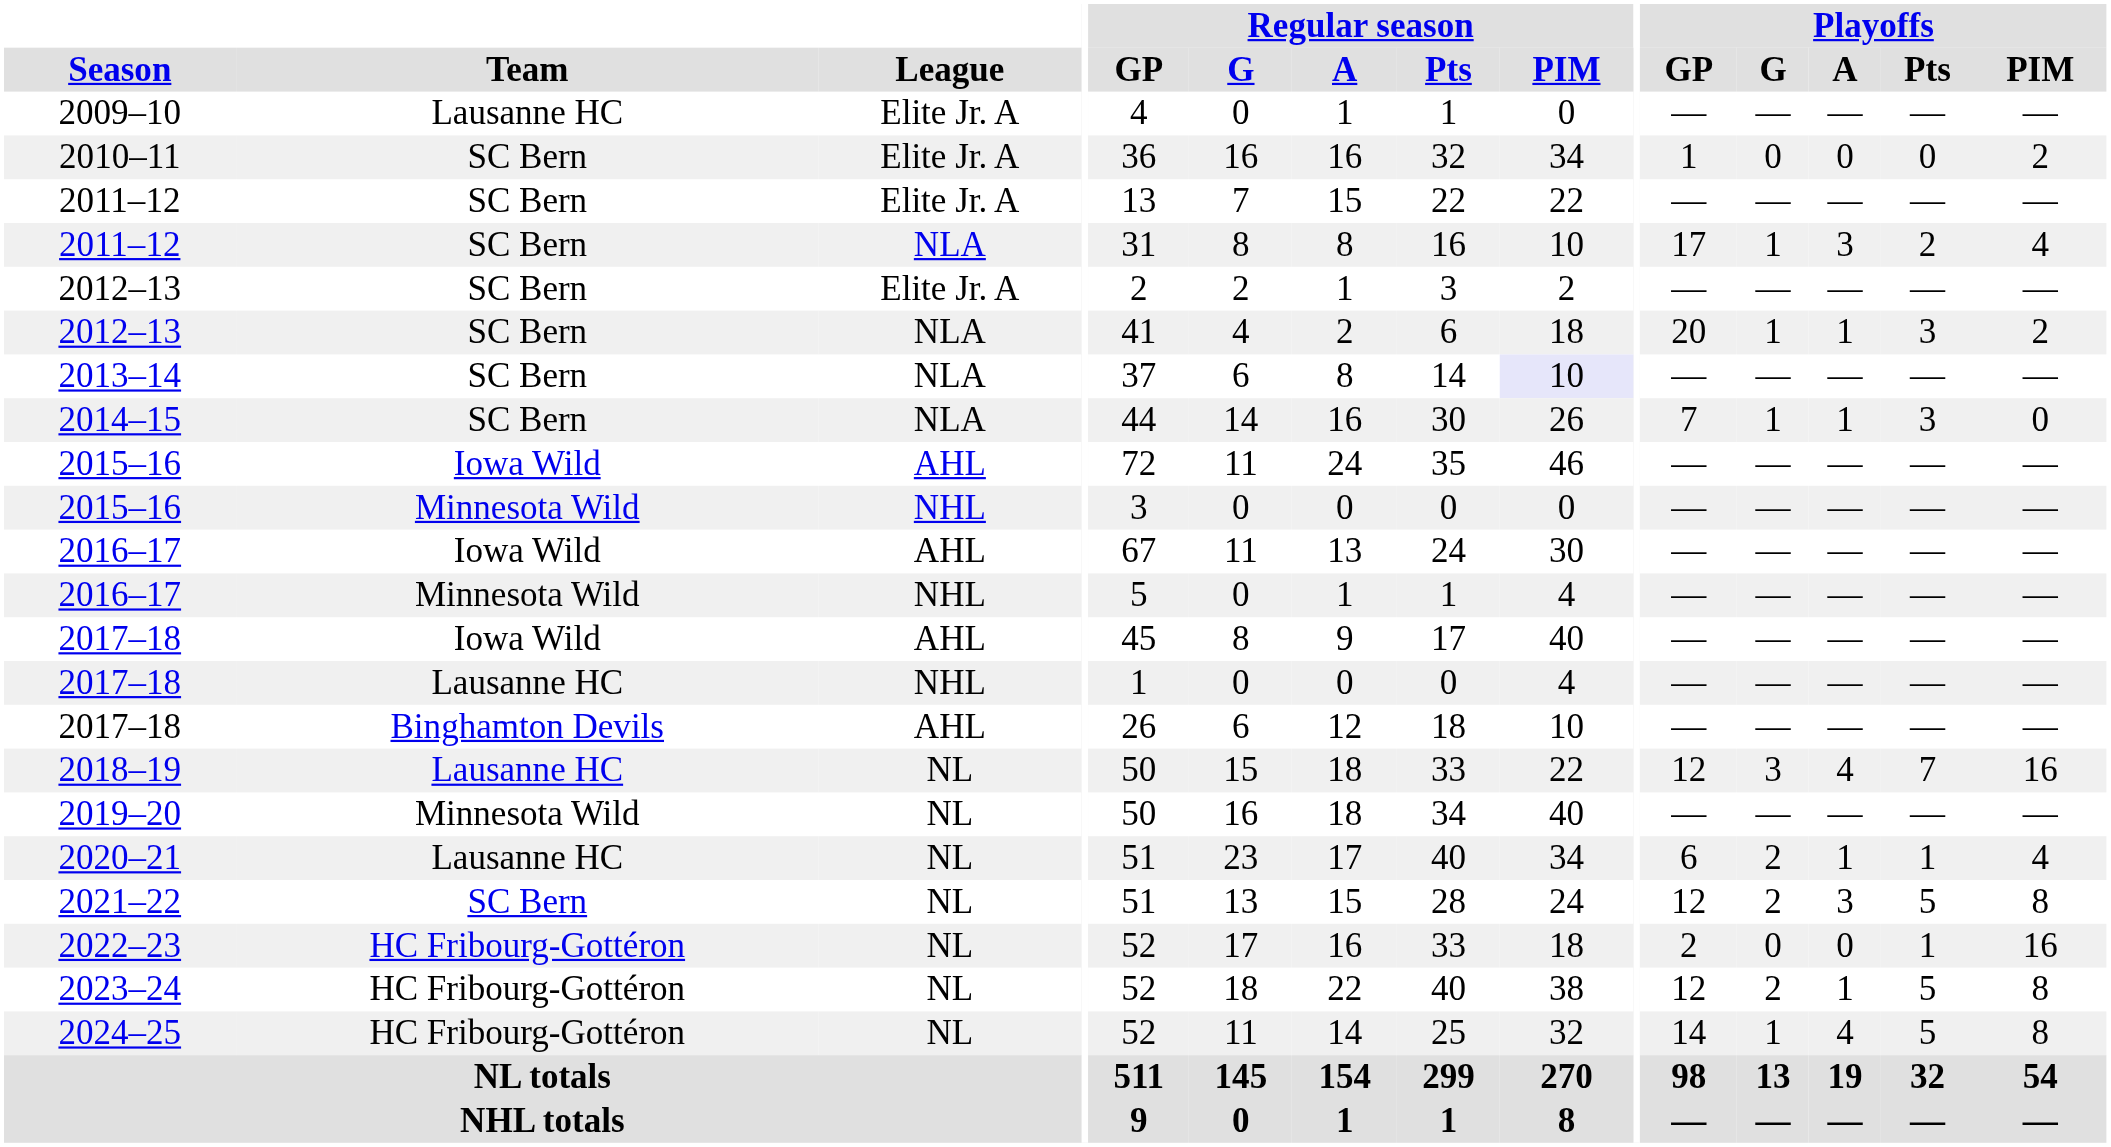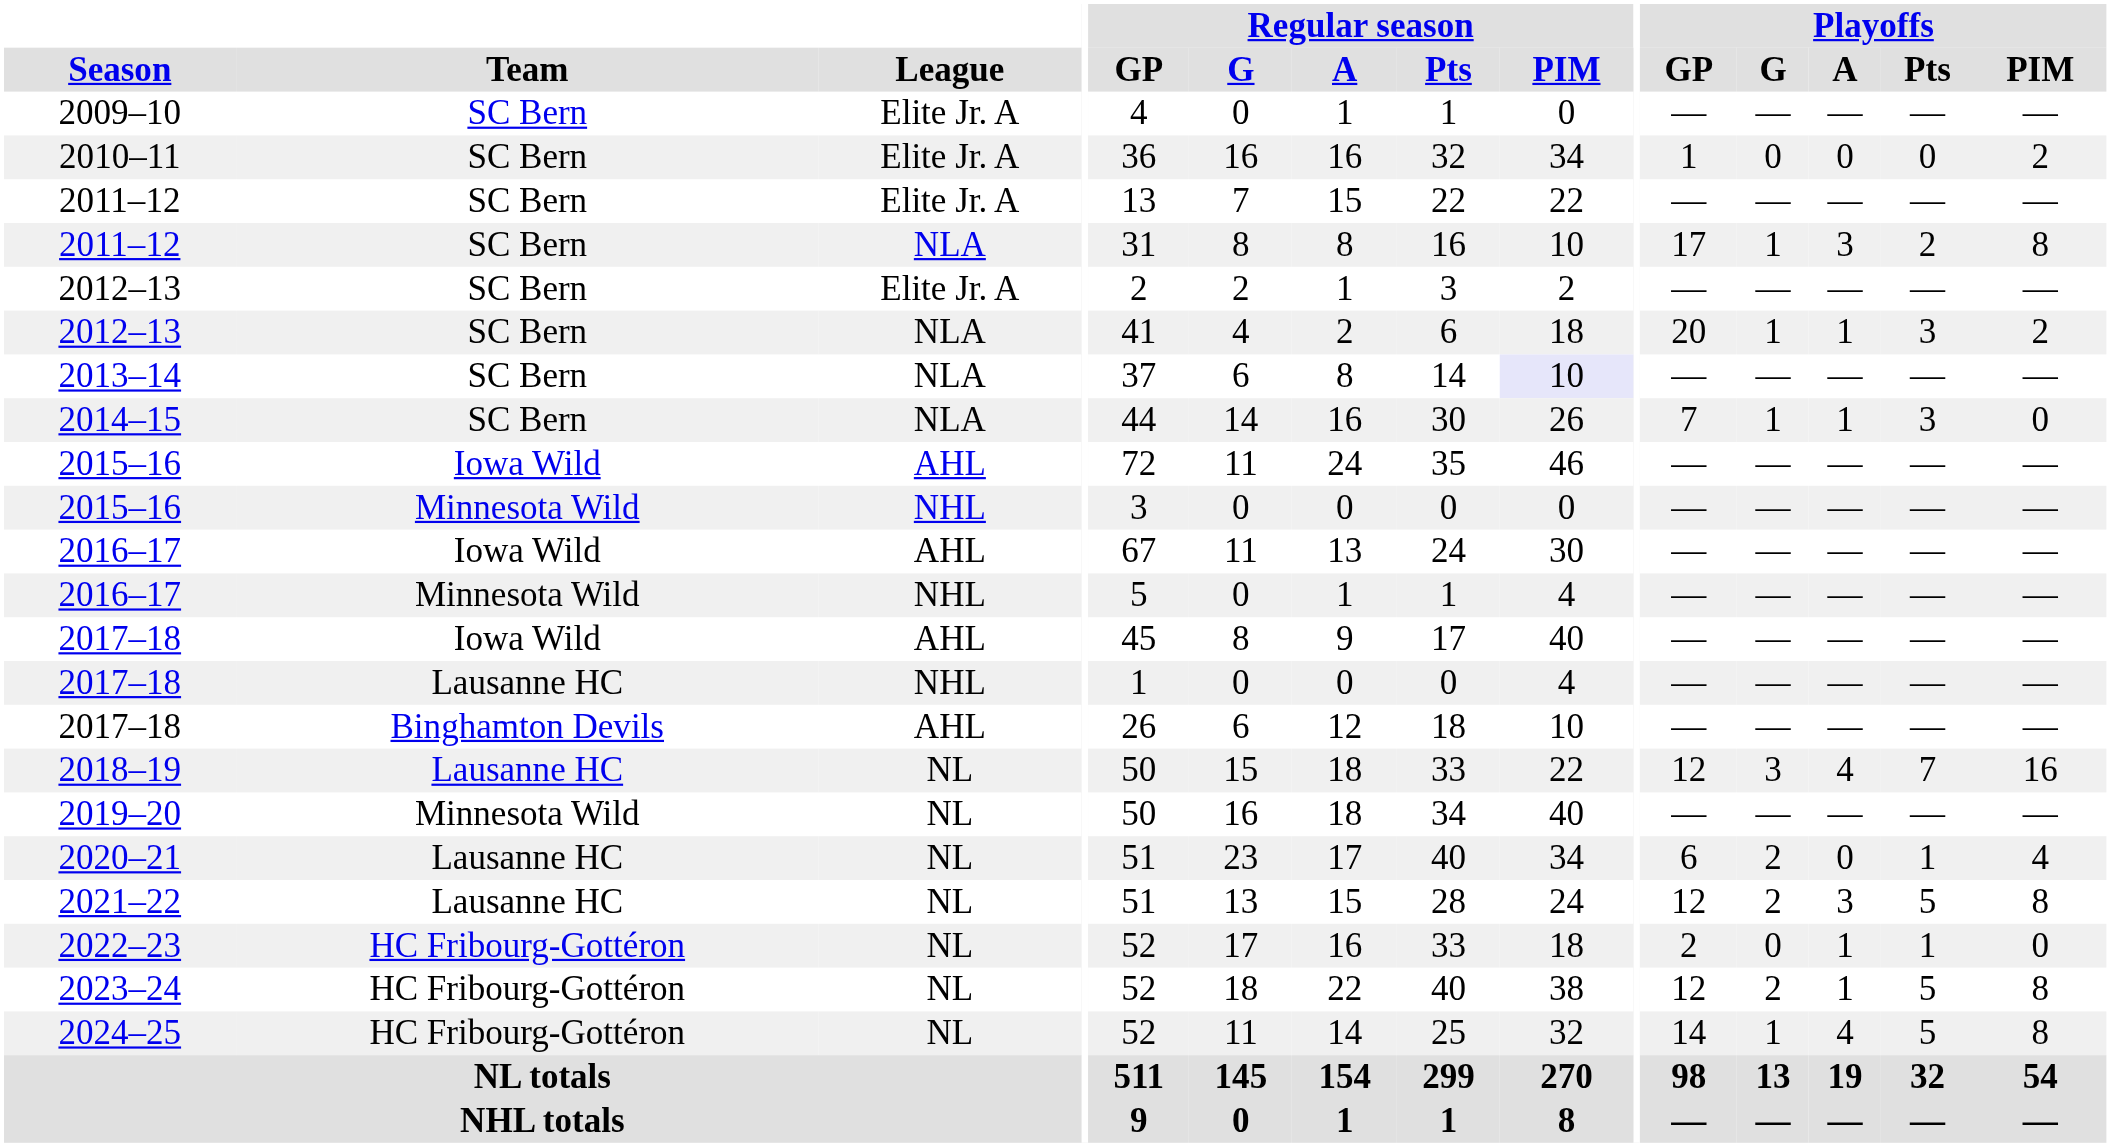(527, 112) Lausanne HC -> (527, 112) SC Bern
(2040, 244) 4 -> (2040, 244) 8
(1845, 857) 1 -> (1845, 857) 0
(527, 901) SC Bern -> (527, 901) Lausanne HC
(1845, 945) 0 -> (1845, 945) 1
(2040, 945) 16 -> (2040, 945) 0
